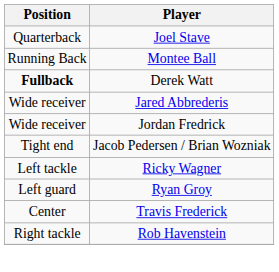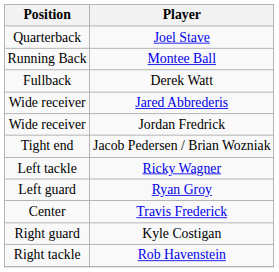(47, 80) bold -> (47, 80) normal
+ row: (182, 233)
